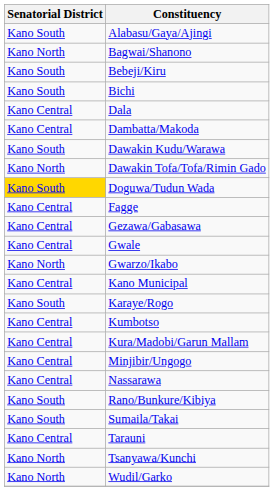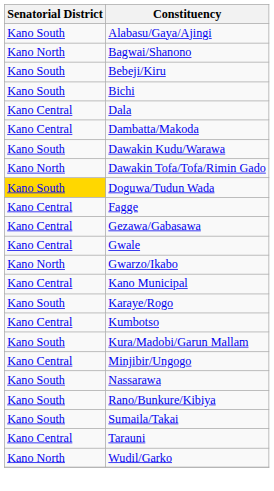(40, 341) Kano Central -> (36, 341) Kano South
(40, 380) Kano Central -> (36, 380) Kano South
- row: (152, 457)
